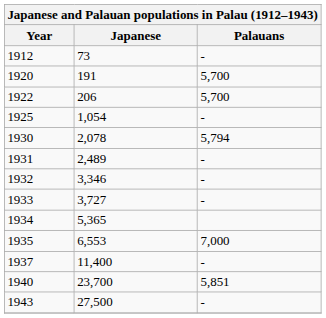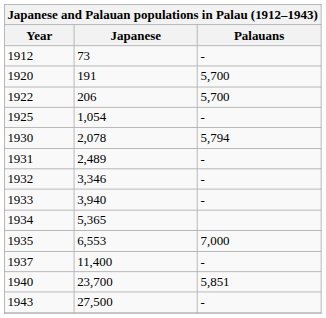(92, 199) 3,727 -> (92, 199) 3,940
